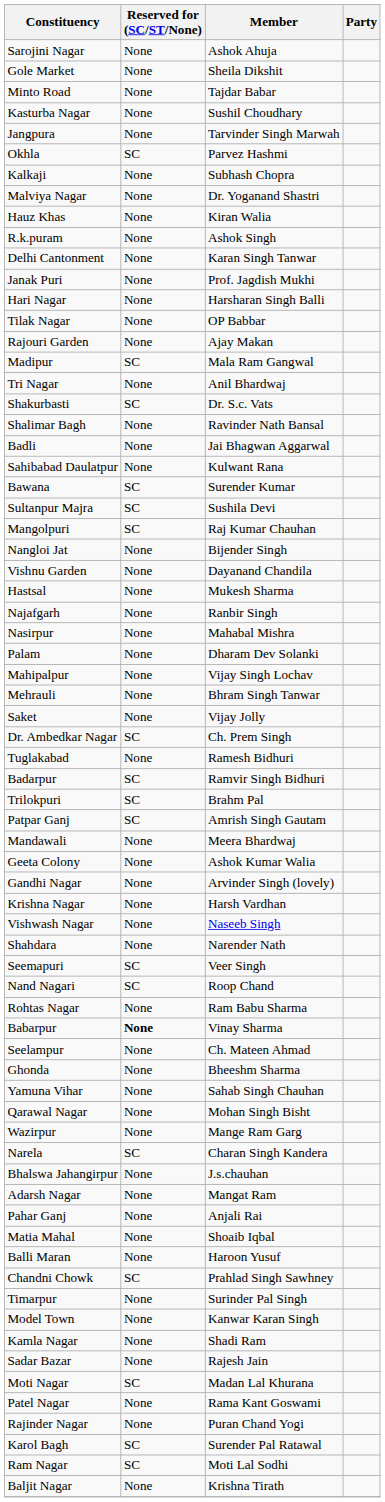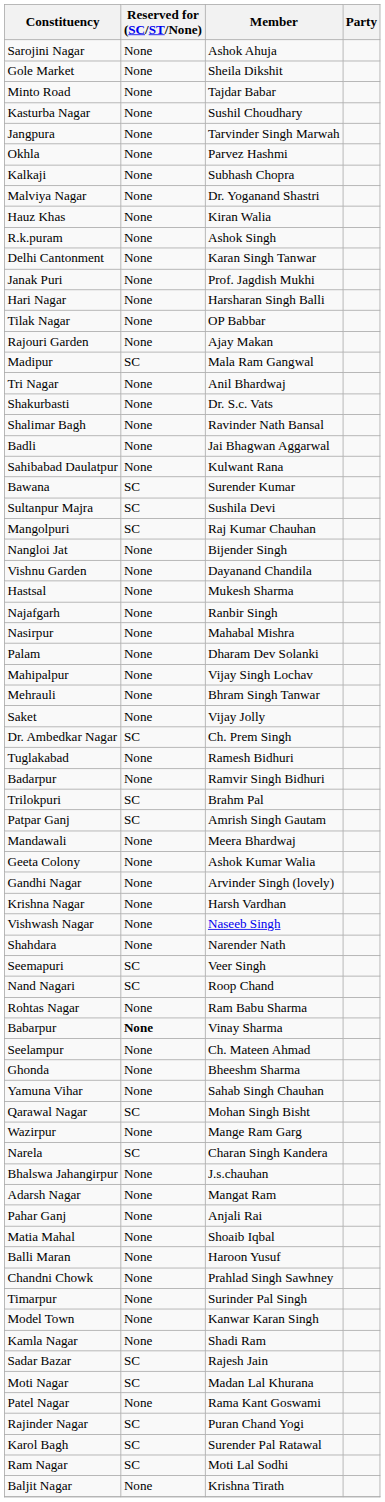(132, 154) SC -> (138, 154) None
(132, 404) SC -> (138, 404) None
(132, 778) SC -> (138, 778) None
(138, 1111) None -> (132, 1111) SC
(132, 1278) SC -> (138, 1278) None
(138, 1361) None -> (132, 1361) SC
(138, 1423) None -> (132, 1423) SC
